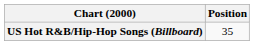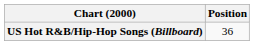(227, 31) 35 -> (227, 31) 36
